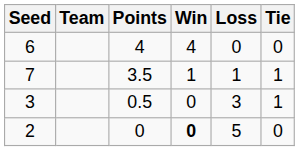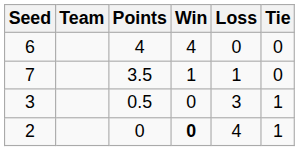(278, 74) 1 -> (278, 74) 0
(236, 131) 5 -> (236, 131) 4
(278, 131) 0 -> (278, 131) 1
